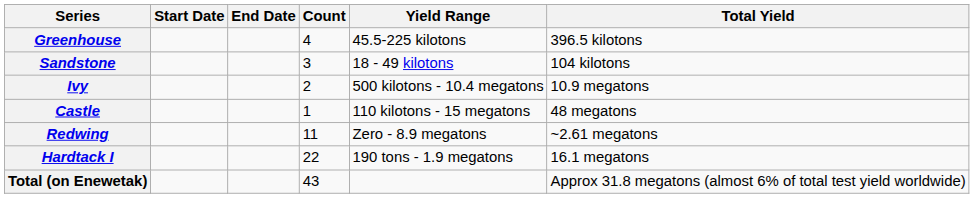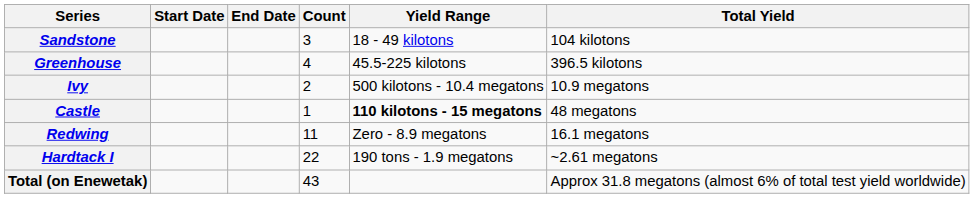rows swapped: (78, 63) <-> (78, 39)
(441, 110) normal -> (447, 110) bold
(604, 134) ~2.61 megatons -> (600, 134) 16.1 megatons
(600, 157) 16.1 megatons -> (604, 157) ~2.61 megatons
